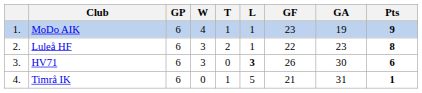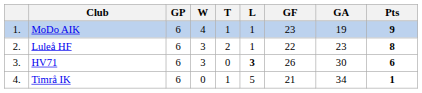(341, 79) 31 -> (341, 79) 34
